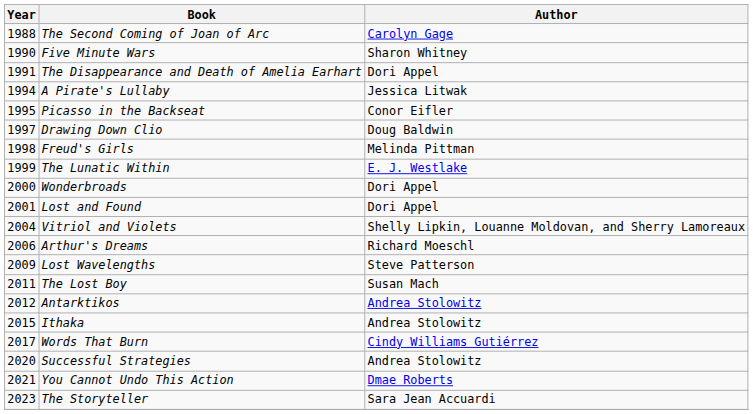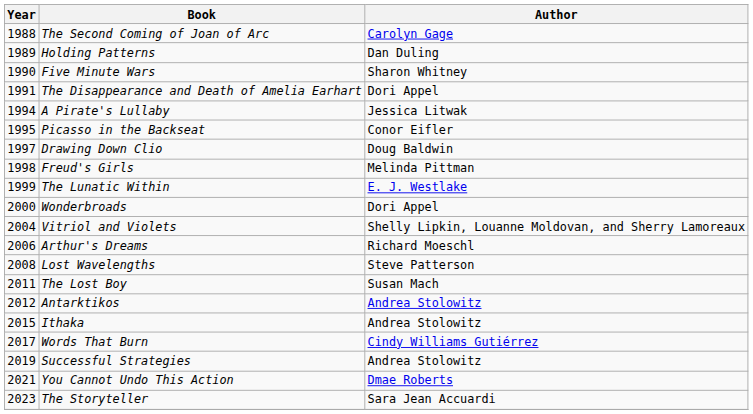+ row: (98, 53)
- row: (91, 207)
(22, 265) 2009 -> (22, 265) 2008
(22, 361) 2020 -> (22, 361) 2019
